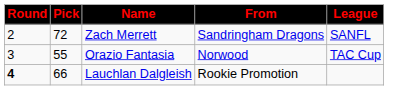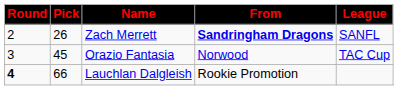(60, 34) 72 -> (60, 34) 26
(261, 34) normal -> (265, 34) bold
(60, 54) 55 -> (60, 54) 45
